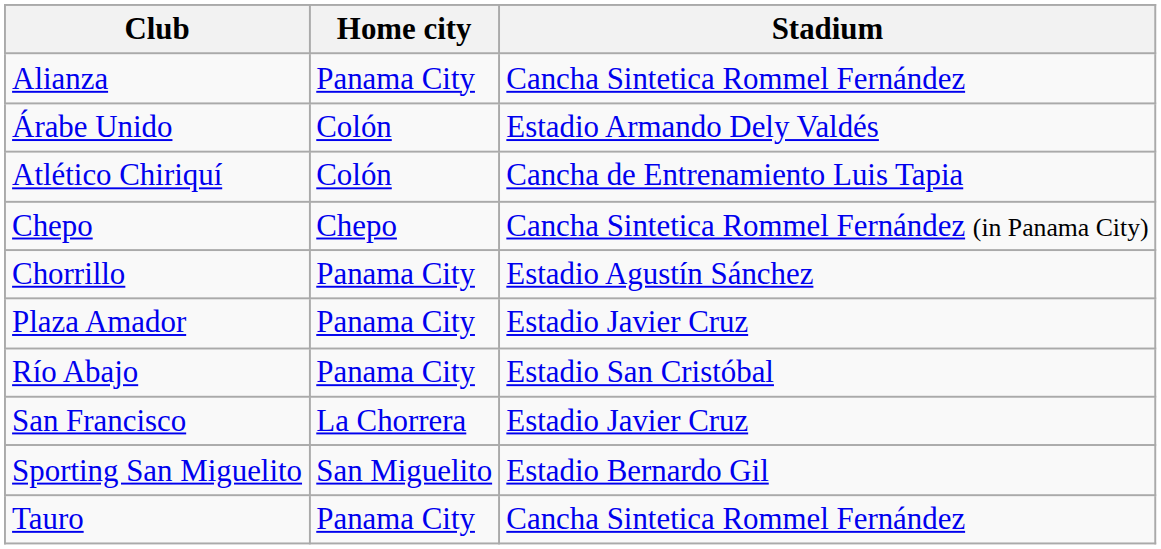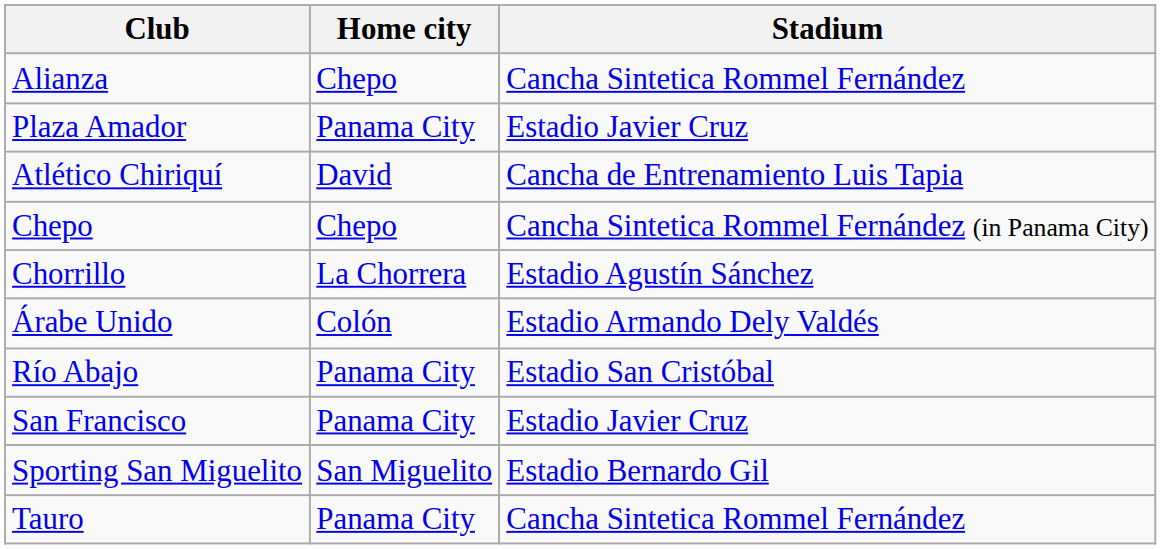(396, 77) Panama City -> (357, 77) Chepo
rows swapped: (92, 126) <-> (99, 322)
(354, 175) Colón -> (354, 175) David
(396, 273) Panama City -> (391, 273) La Chorrera
(391, 420) La Chorrera -> (396, 420) Panama City
